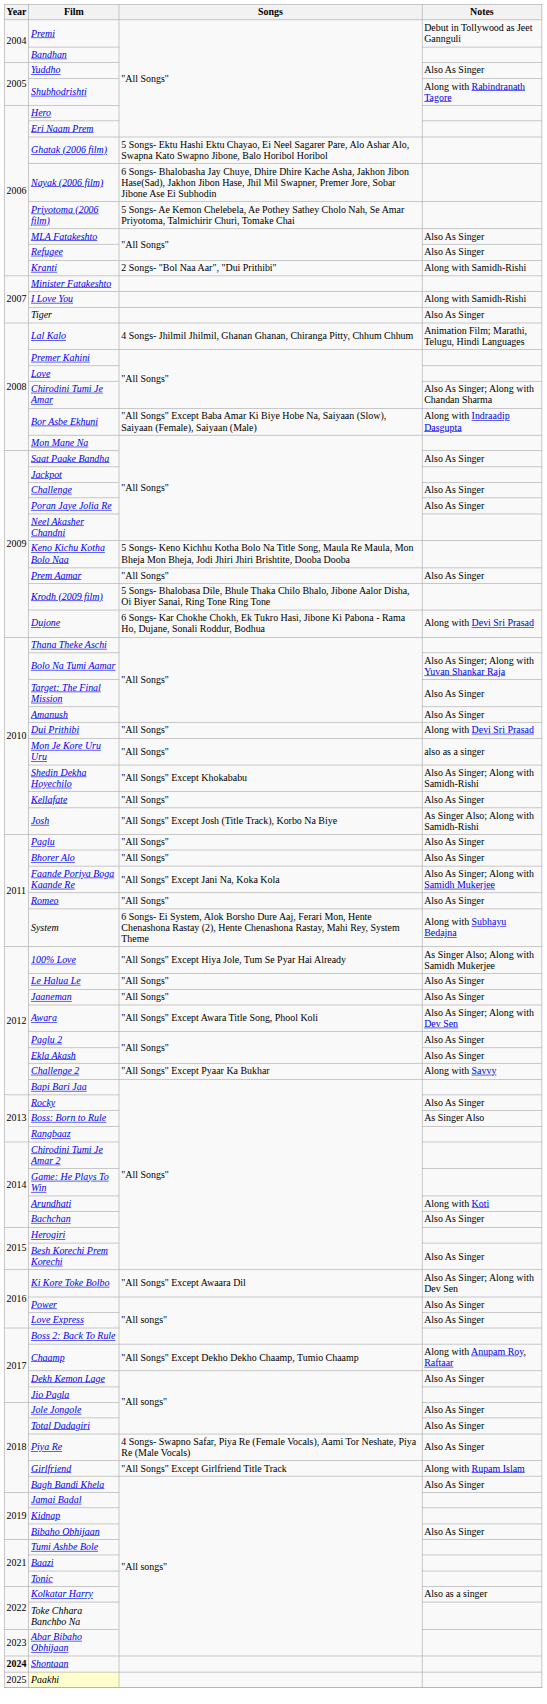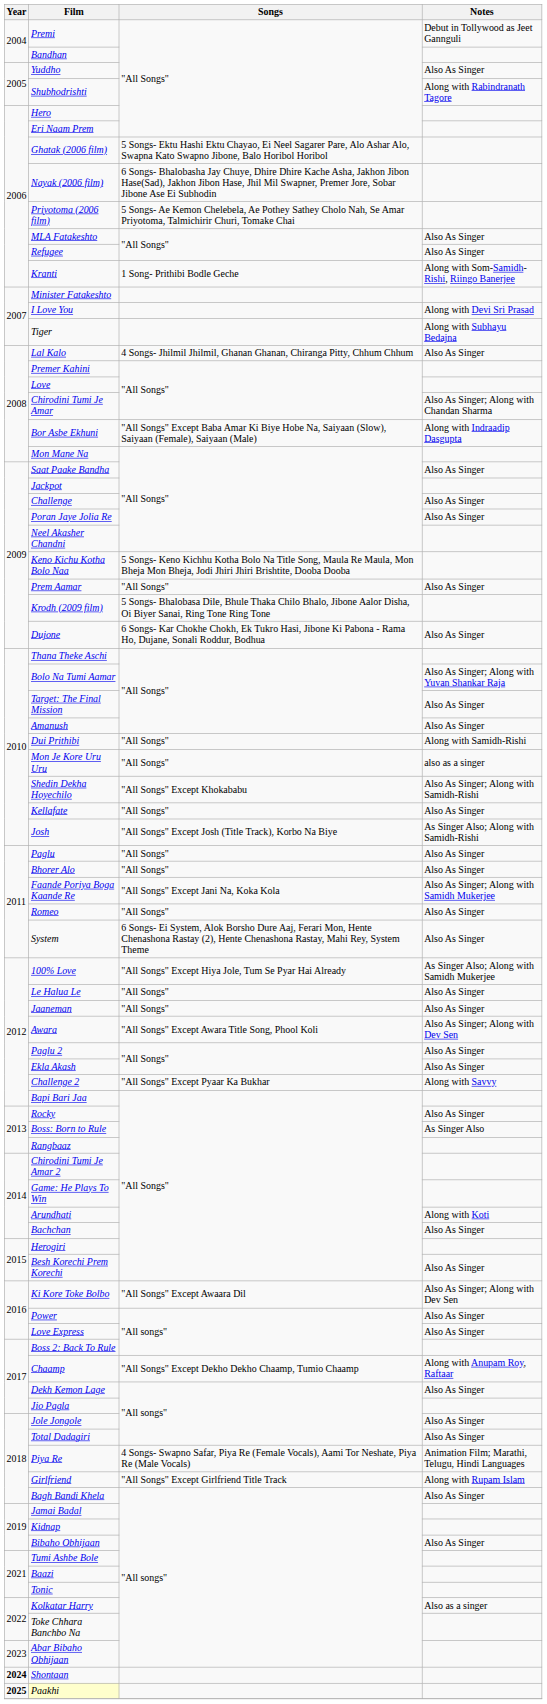(199, 268) 2 Songs- "Bol Naa Aar", "Dui Prithibi" -> (180, 273) 1 Song- Prithibi Bodle Geche
(475, 268) Along with Samidh-Rishi -> (475, 273) Along with Som-Samidh-Rishi, Riingo Banerjee
(475, 299) Along with Samidh-Rishi -> (479, 310) Along with Devi Sri Prasad
(454, 315) Also As Singer -> (465, 332) Along with Subhayu Bedajna
(476, 336) Animation Film; Marathi, Telugu, Hindi Languages -> (454, 353) Also As Singer
(479, 623) Along with Devi Sri Prasad -> (454, 635) Also As Singer
(479, 730) Along with Devi Sri Prasad -> (475, 741) Along with Samidh-Rishi
(465, 927) Along with Subhayu Bedajna -> (454, 938) Also As Singer
(454, 1447) Also As Singer -> (476, 1458) Animation Film; Marathi, Telugu, Hindi Languages
(17, 1679) normal -> (17, 1691) bold
